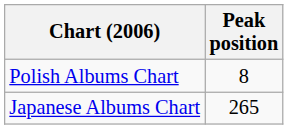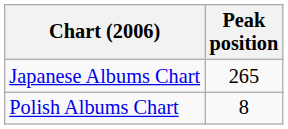rows swapped: (94, 75) <-> (105, 107)
